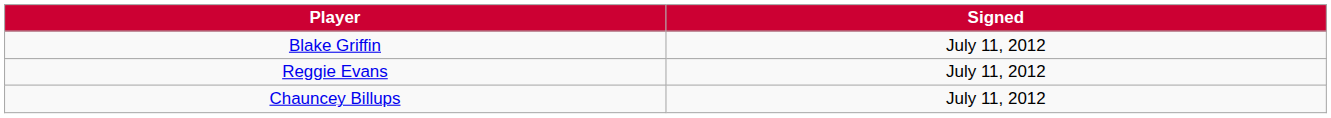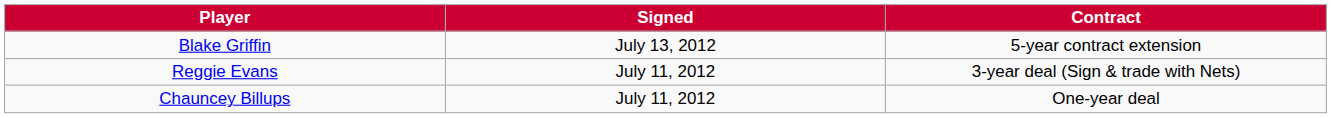+ column: (1106, 17)
(996, 44) July 11, 2012 -> (665, 44) July 13, 2012
